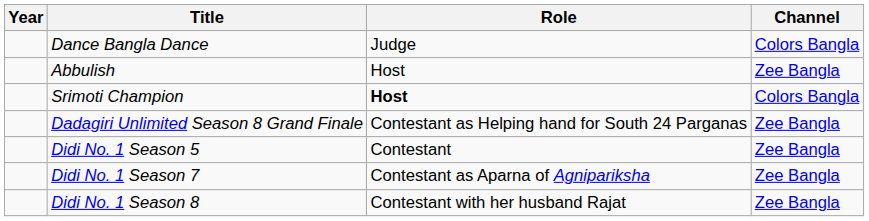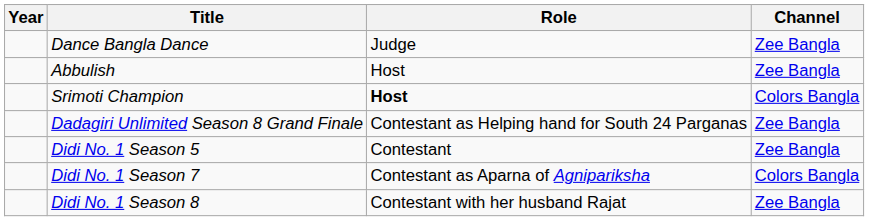(807, 44) Colors Bangla -> (797, 44) Zee Bangla
(797, 176) Zee Bangla -> (807, 176) Colors Bangla
